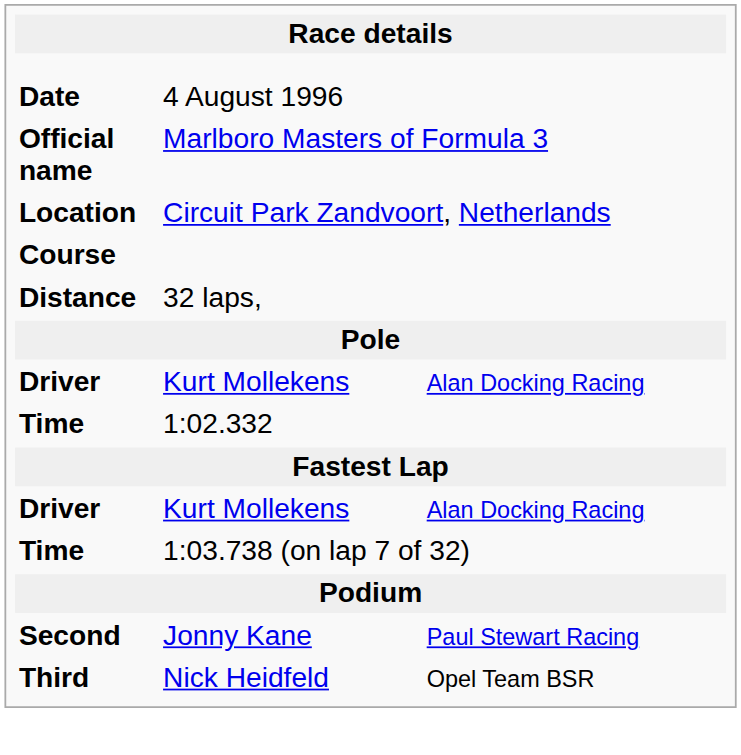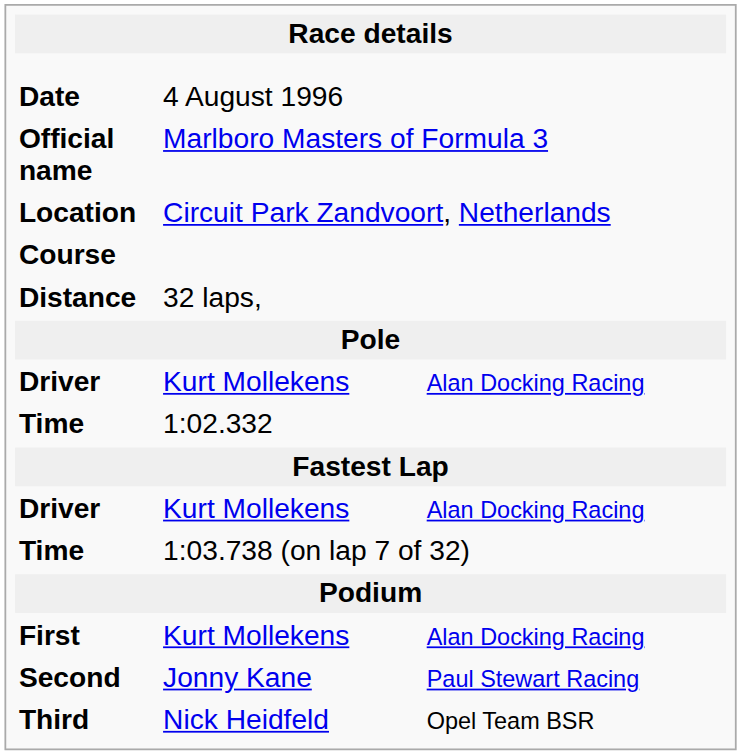+ row: (49, 635)
